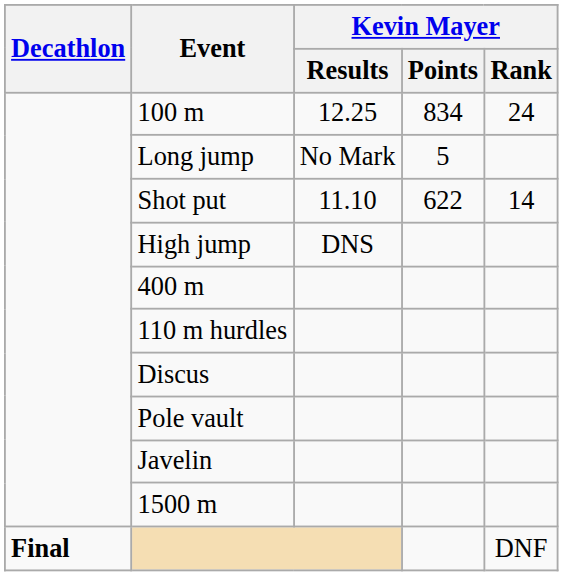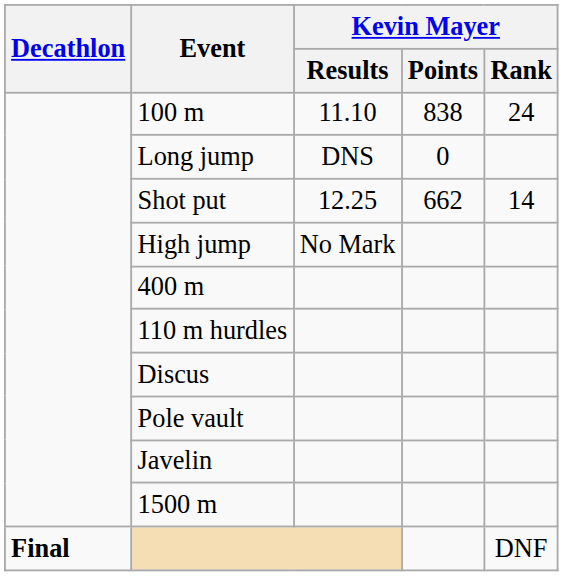(348, 113) 12.25 -> (348, 113) 11.10
(443, 113) 834 -> (443, 113) 838
(348, 157) No Mark -> (348, 157) DNS
(443, 157) 5 -> (443, 157) 0
(348, 200) 11.10 -> (348, 200) 12.25
(443, 200) 622 -> (443, 200) 662
(348, 243) DNS -> (348, 243) No Mark
